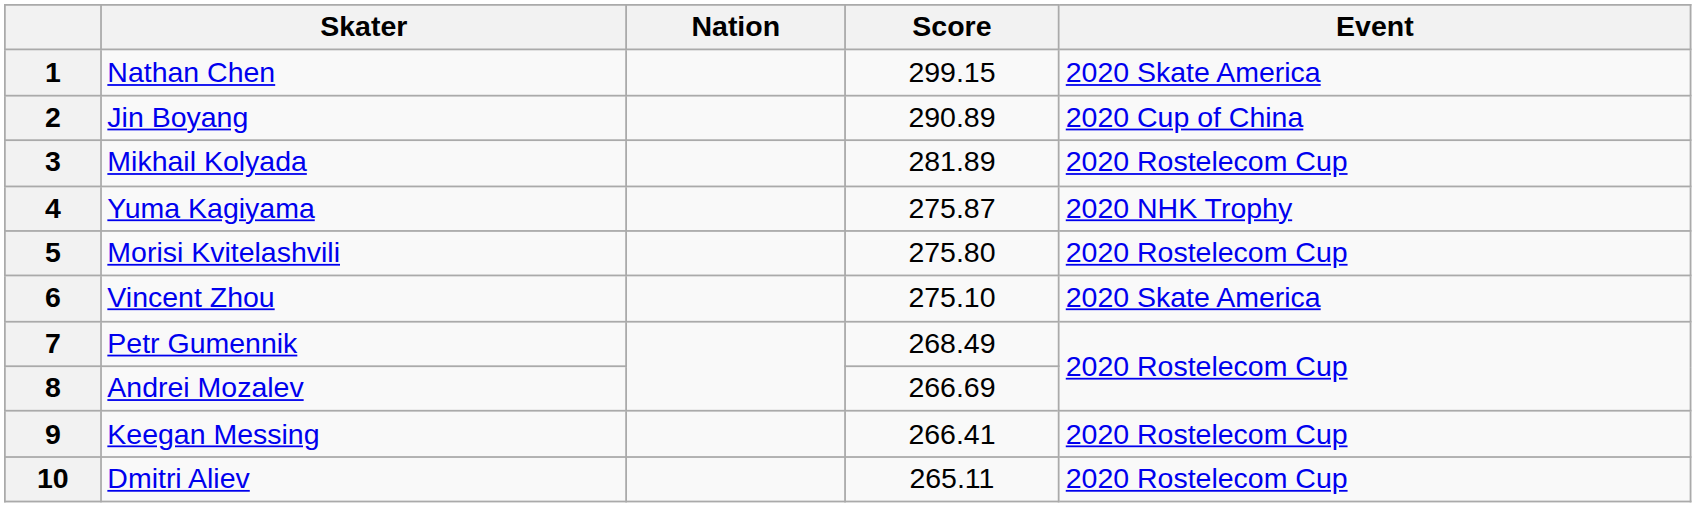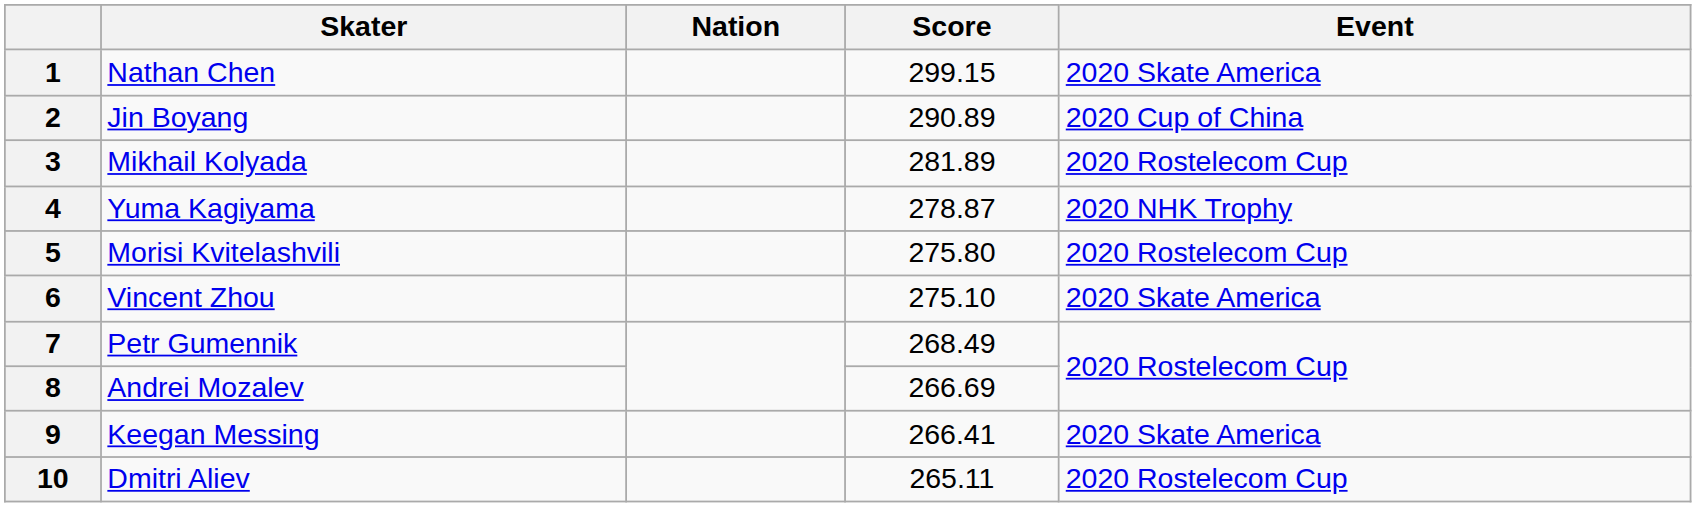(952, 207) 275.87 -> (952, 207) 278.87
(1207, 433) 2020 Rostelecom Cup -> (1193, 433) 2020 Skate America
